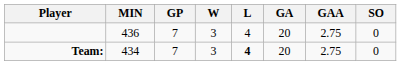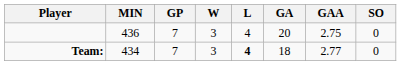(285, 51) 20 -> (285, 51) 18
(331, 51) 2.75 -> (331, 51) 2.77
